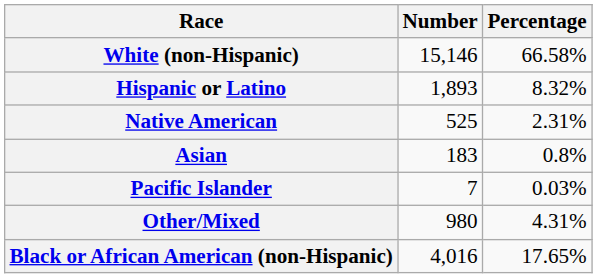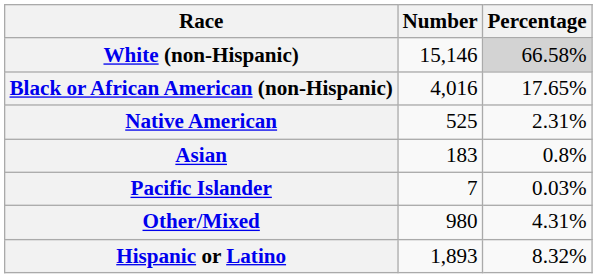(554, 54) no background -> (554, 54) lightgrey background
rows swapped: (201, 255) <-> (201, 88)
